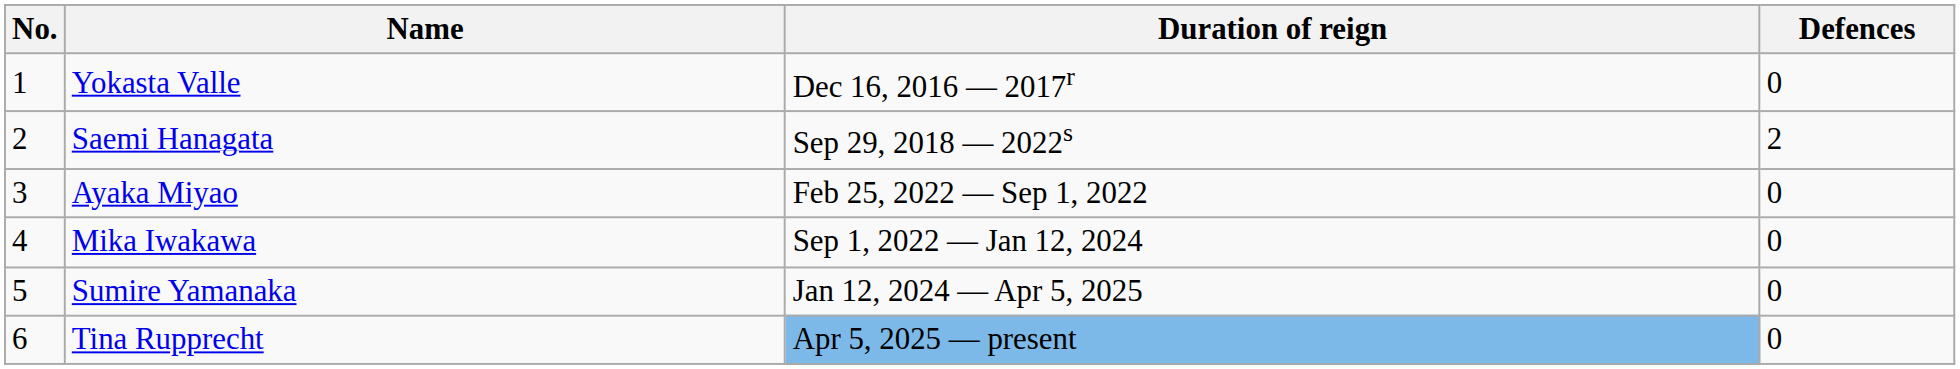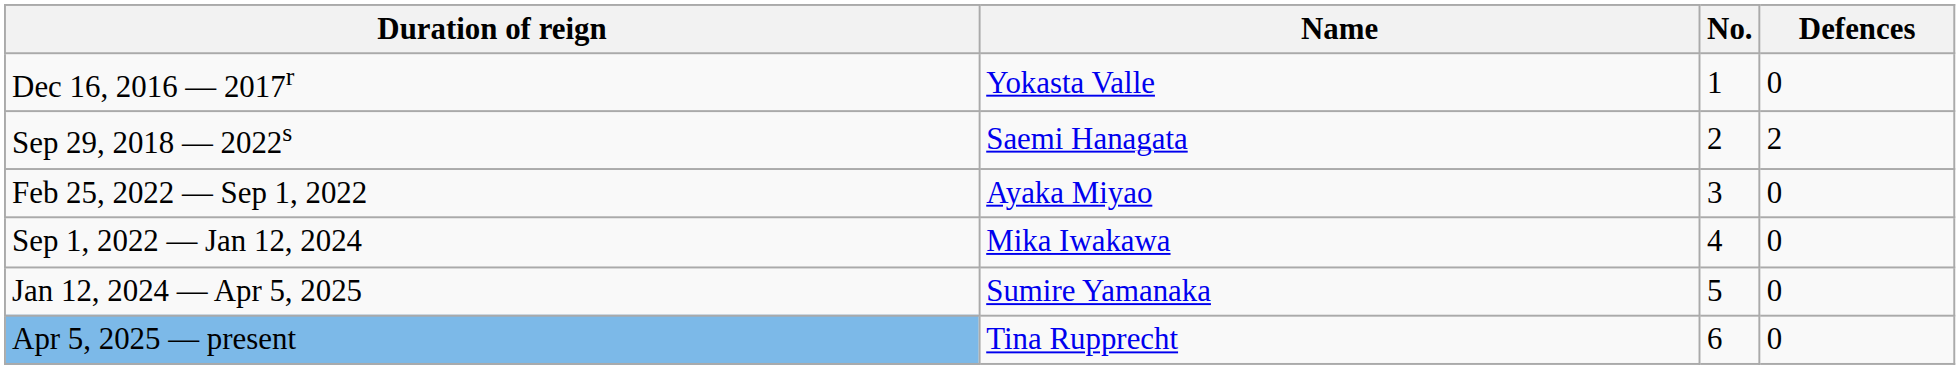columns swapped: (35, 28) <-> (1273, 28)
